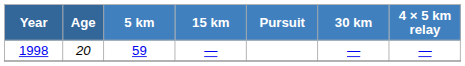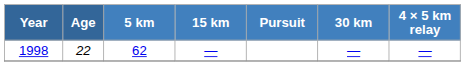(83, 51) 20 -> (83, 51) 22
(139, 51) 59 -> (139, 51) 62
